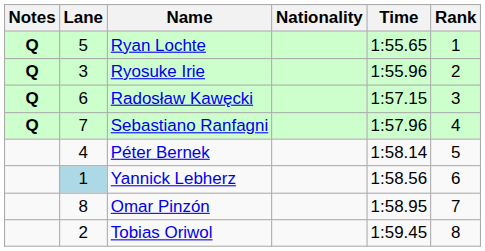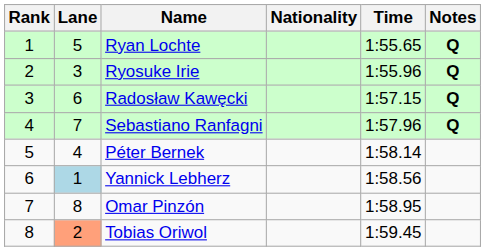columns swapped: (456, 17) <-> (32, 17)
(83, 233) no background -> (78, 233) lightsalmon background
